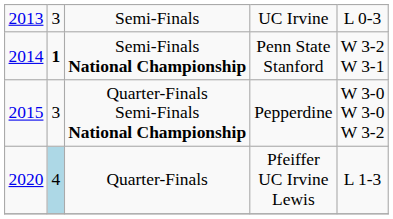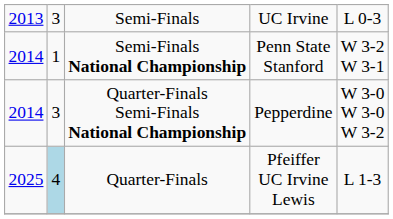(56, 55) bold -> (56, 55) normal
(26, 112) 2015 -> (26, 112) 2014
(26, 179) 2020 -> (26, 179) 2025
